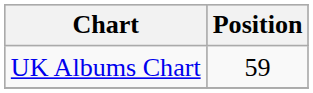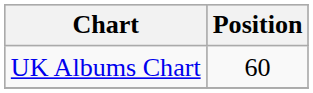(258, 66) 59 -> (258, 66) 60
